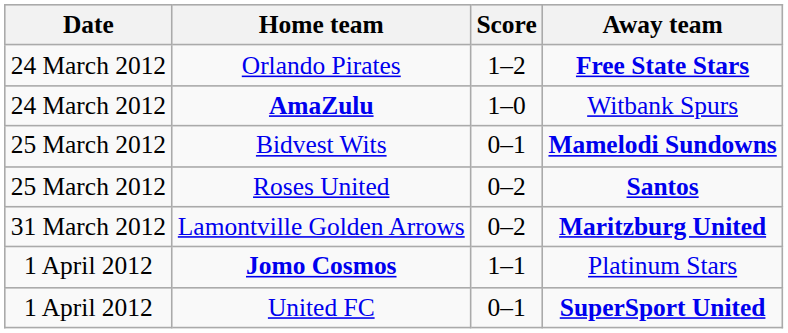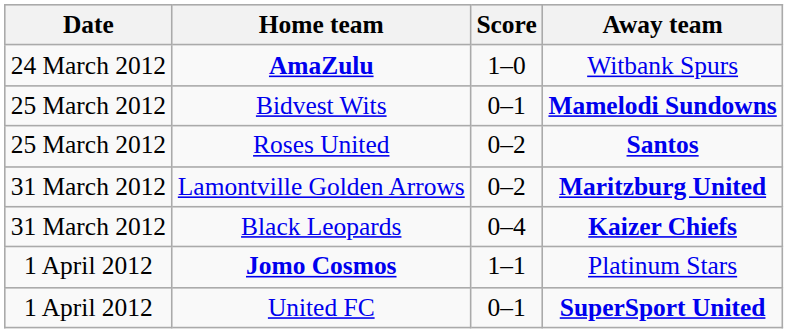- row: (321, 65)
+ row: (321, 226)
